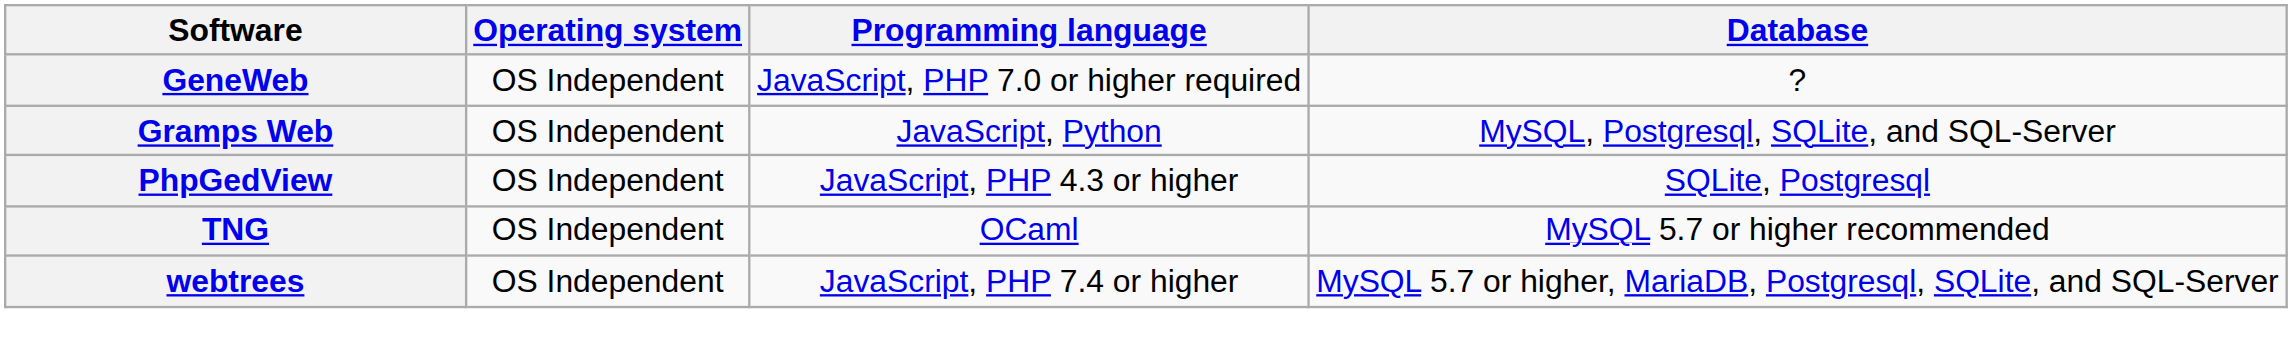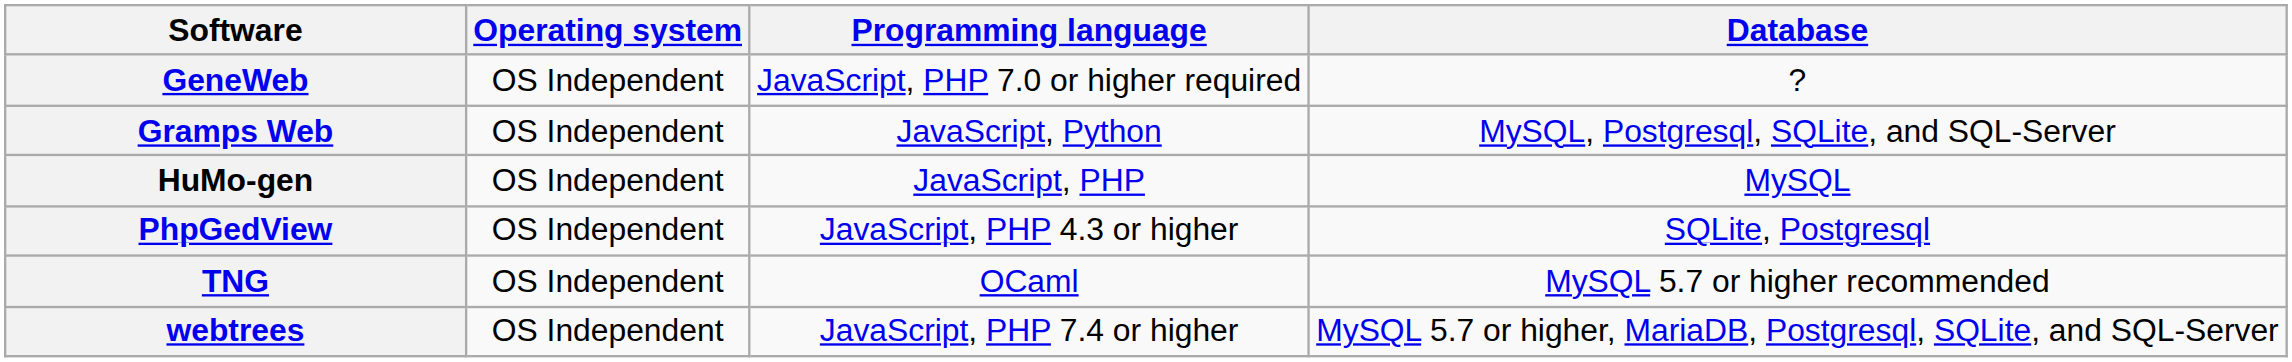+ row: (235, 180)
